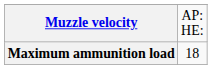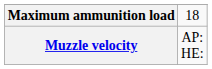rows swapped: (91, 23) <-> (91, 53)
